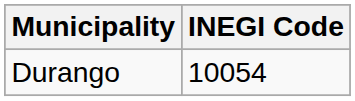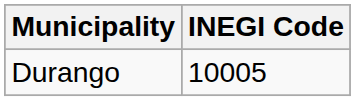(227, 71) 10054 -> (227, 71) 10005
